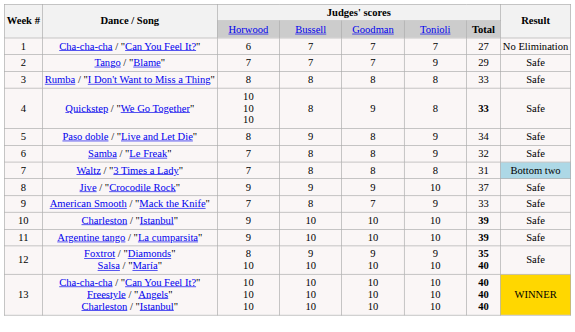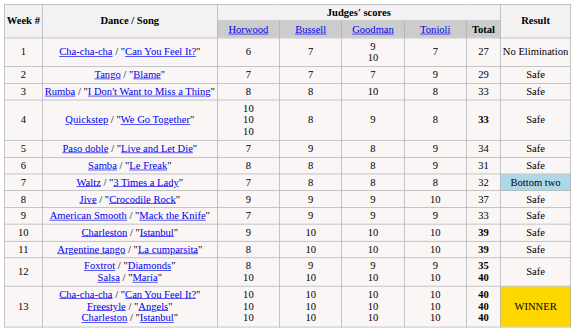(373, 46) 7 -> (373, 52) 9 10
(373, 79) 8 -> (373, 91) 10
(248, 137) 8 -> (248, 148) 7
(248, 153) 7 -> (248, 165) 8
(483, 153) 32 -> (483, 165) 31
(483, 170) 31 -> (483, 182) 32
(311, 204) 8 -> (311, 215) 9
(373, 204) 7 -> (373, 215) 9
(248, 237) 9 -> (248, 249) 8
